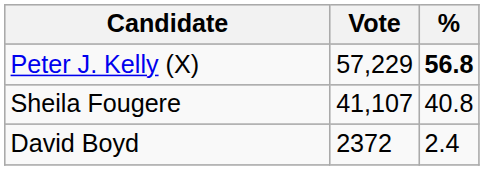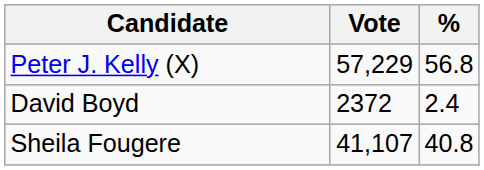(449, 64) bold -> (449, 64) normal
rows swapped: (96, 104) <-> (75, 143)
